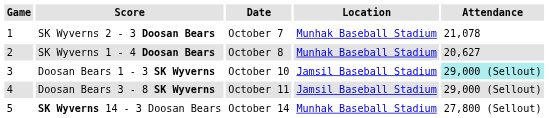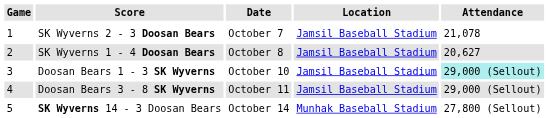(367, 34) Munhak Baseball Stadium -> (367, 34) Jamsil Baseball Stadium
(367, 52) Munhak Baseball Stadium -> (367, 52) Jamsil Baseball Stadium
